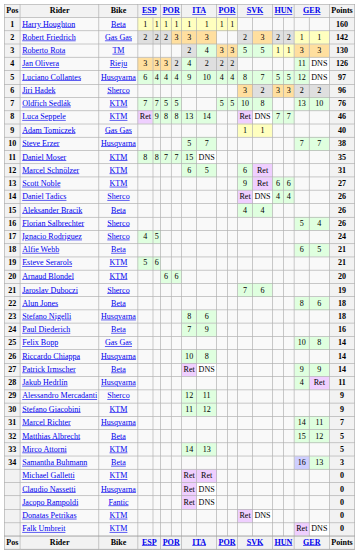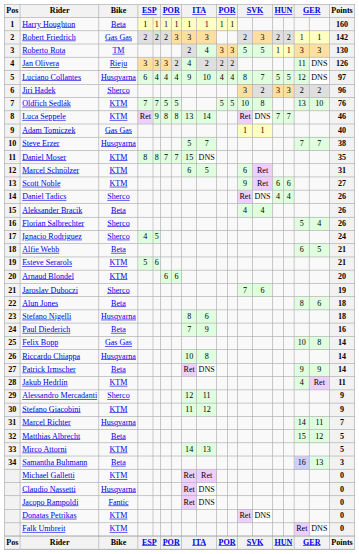(118, 383) Husqvarna -> (118, 383) KTM
